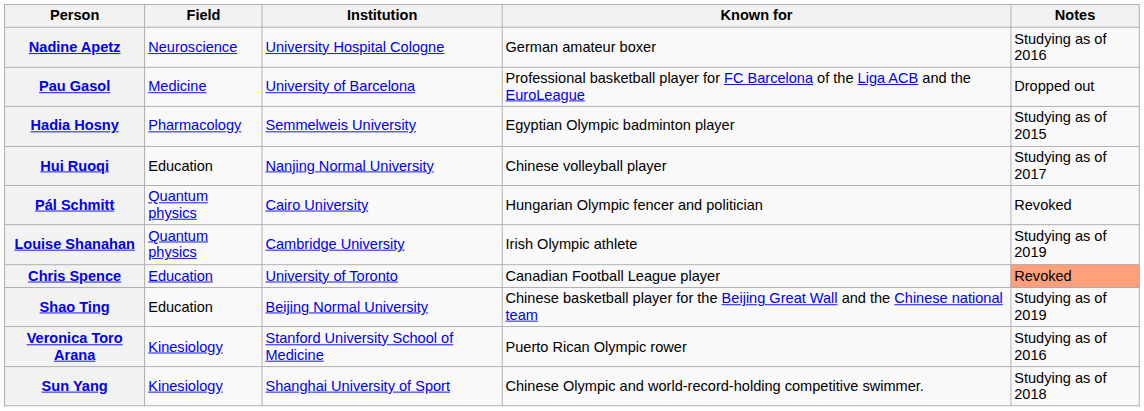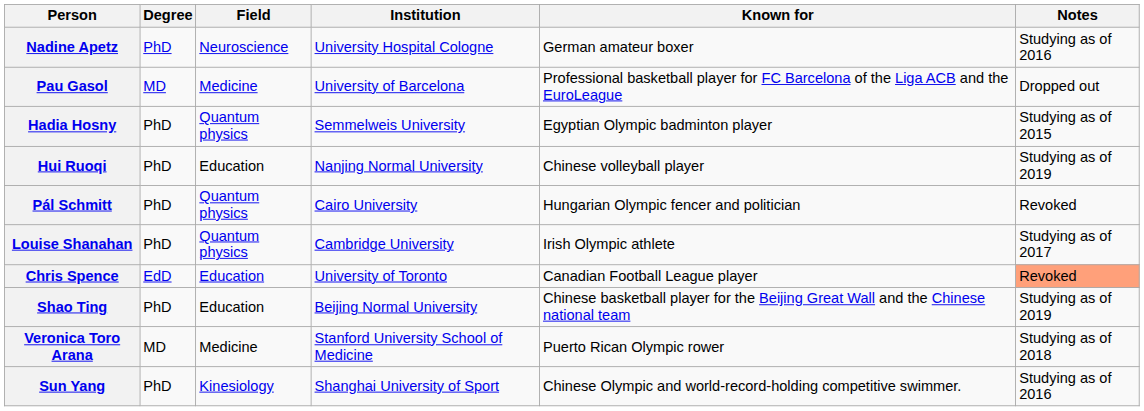+ column: (168, 16)
(195, 126) Pharmacology -> (229, 126) Quantum physics
(1060, 165) Studying as of 2017 -> (1065, 165) Studying as of 2019
(1060, 244) Studying as of 2019 -> (1065, 244) Studying as of 2017
(185, 346) Kinesiology -> (228, 346) Medicine
(1060, 346) Studying as of 2016 -> (1065, 346) Studying as of 2018
(1060, 386) Studying as of 2018 -> (1065, 386) Studying as of 2016
